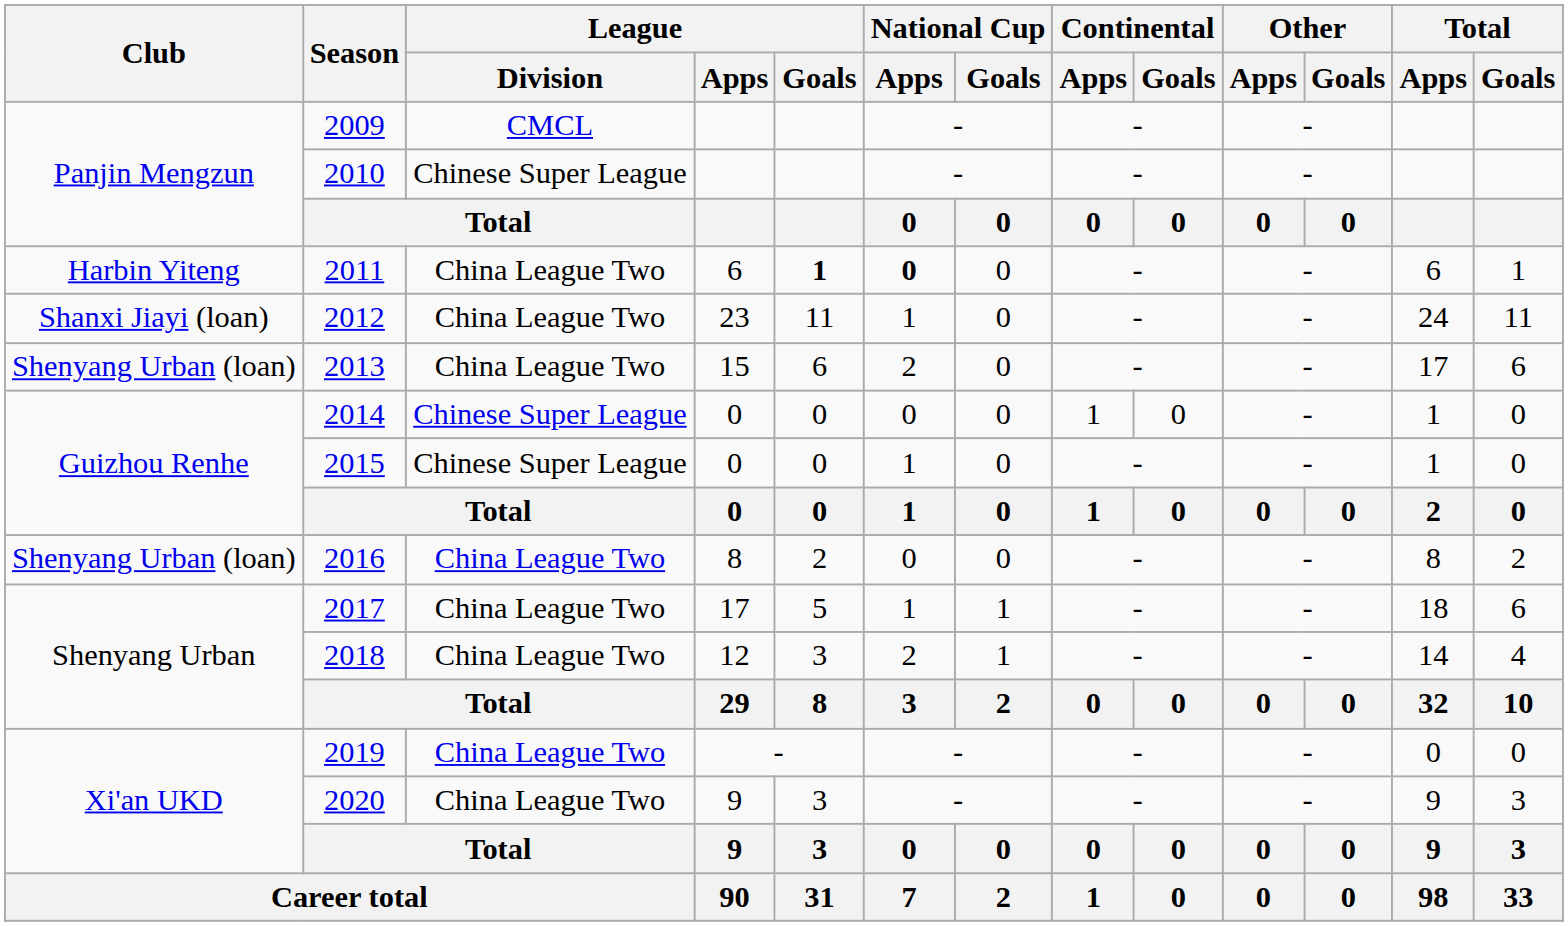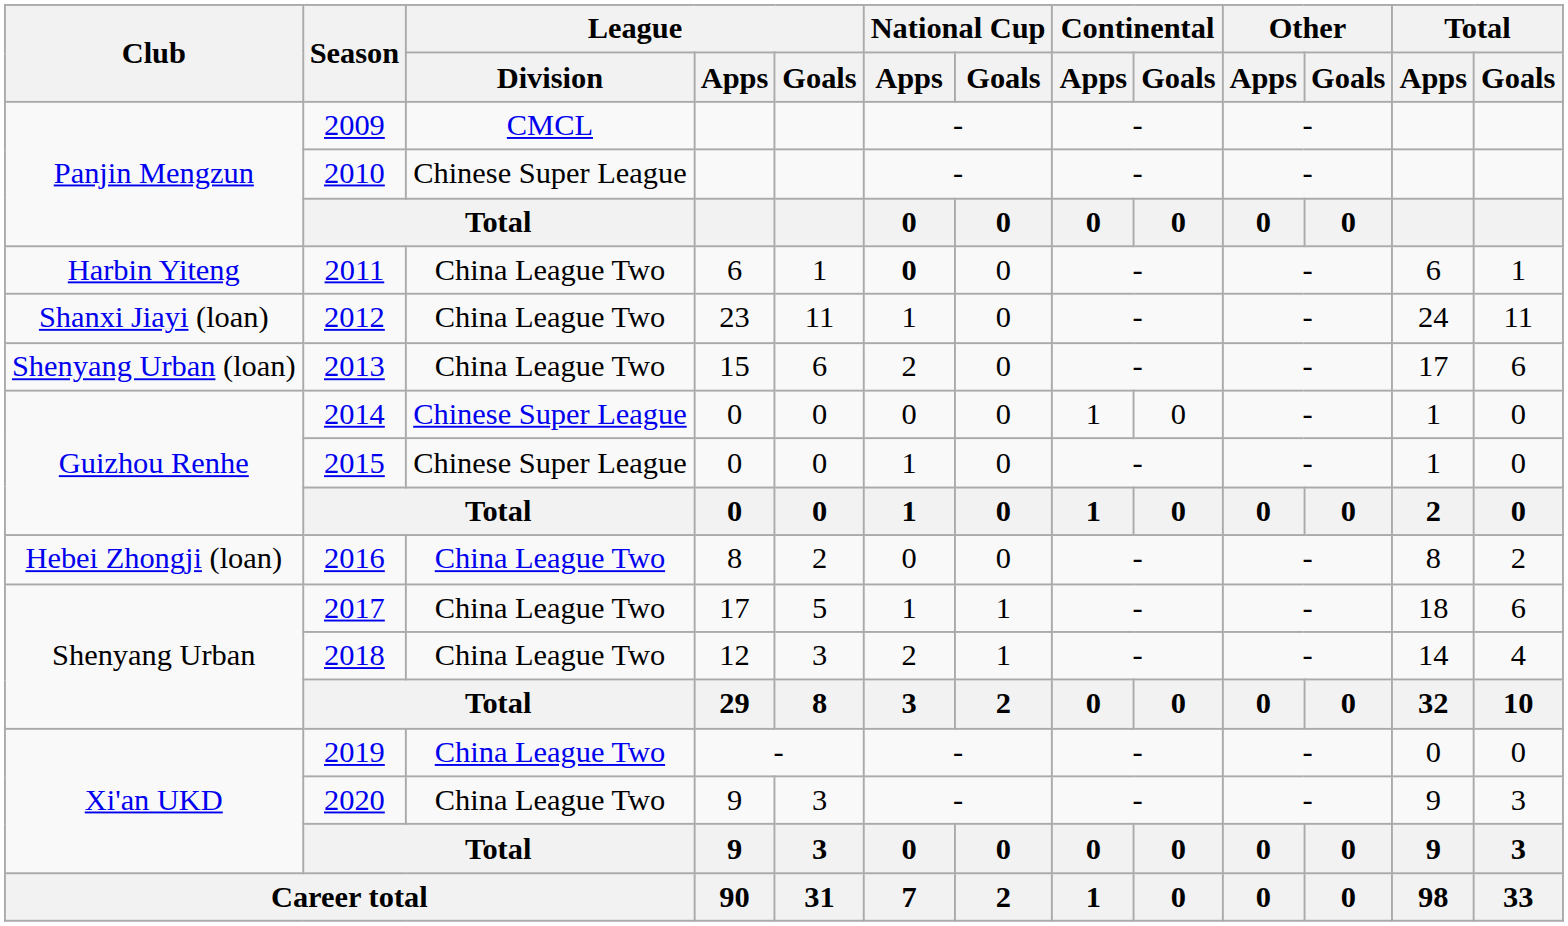(819, 269) bold -> (819, 269) normal
(154, 558) Shenyang Urban (loan) -> (154, 558) Hebei Zhongji (loan)
